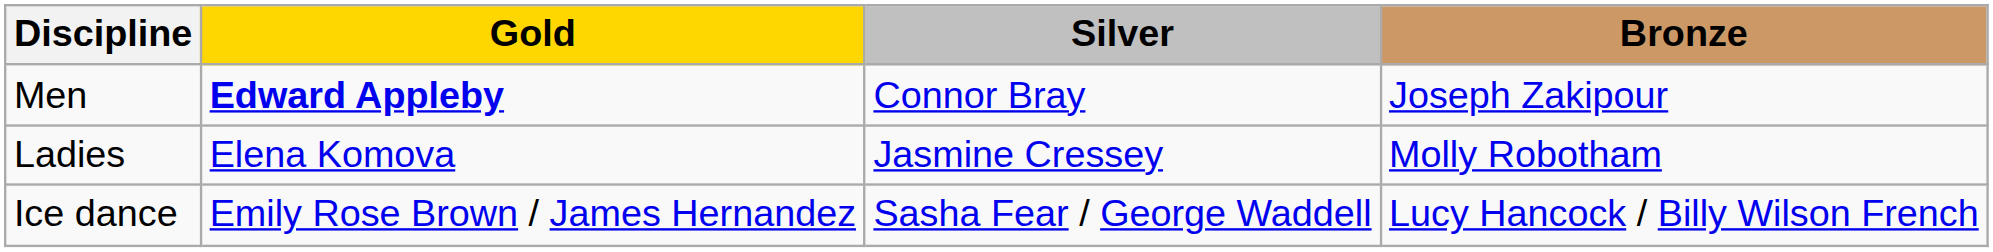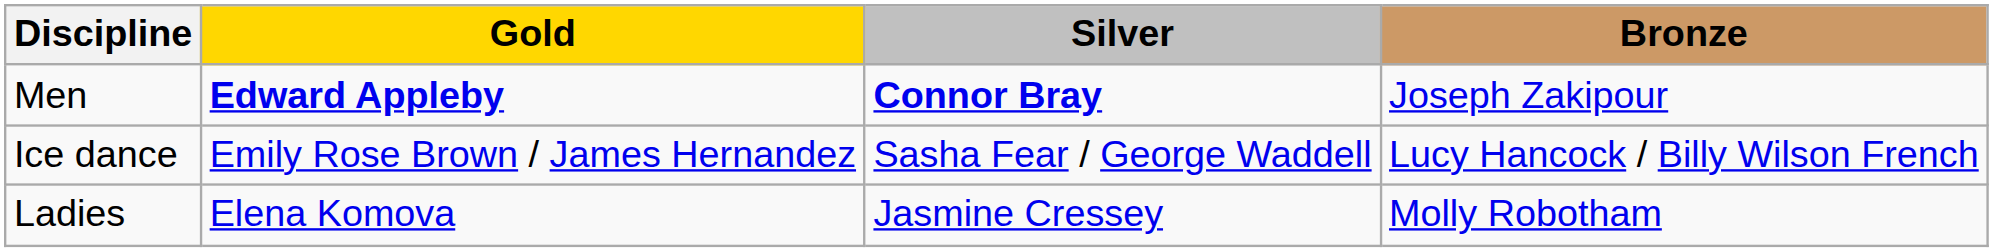(979, 94) normal -> (988, 94) bold
rows swapped: (70, 154) <-> (96, 214)
